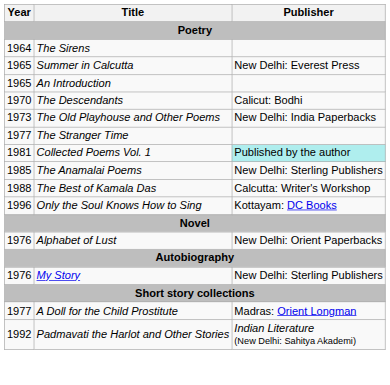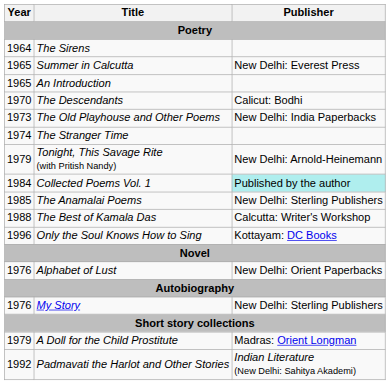(19, 135) 1977 -> (19, 135) 1974
+ row: (100, 159)
(19, 153) 1981 -> (19, 183) 1984
(19, 310) 1977 -> (19, 340) 1979
